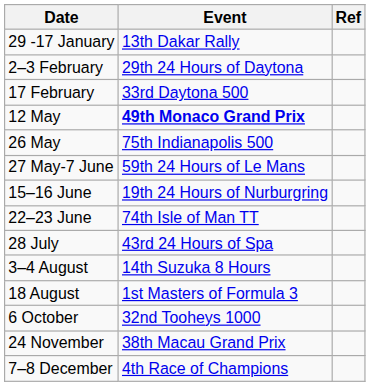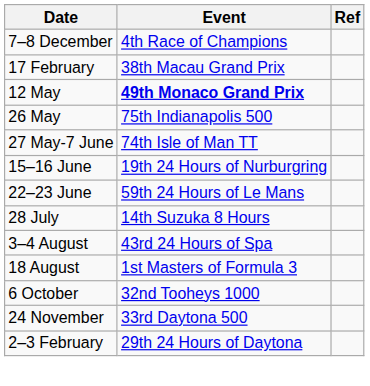- row: (61, 42)
rows swapped: (56, 67) <-> (61, 368)
(185, 92) 33rd Daytona 500 -> (203, 67) 38th Macau Grand Prix
(213, 167) 59th 24 Hours of Le Mans -> (189, 142) 74th Isle of Man TT
(190, 217) 74th Isle of Man TT -> (213, 192) 59th 24 Hours of Le Mans
(198, 242) 43rd 24 Hours of Spa -> (195, 217) 14th Suzuka 8 Hours
(196, 268) 14th Suzuka 8 Hours -> (197, 242) 43rd 24 Hours of Spa
(204, 343) 38th Macau Grand Prix -> (184, 318) 33rd Daytona 500
